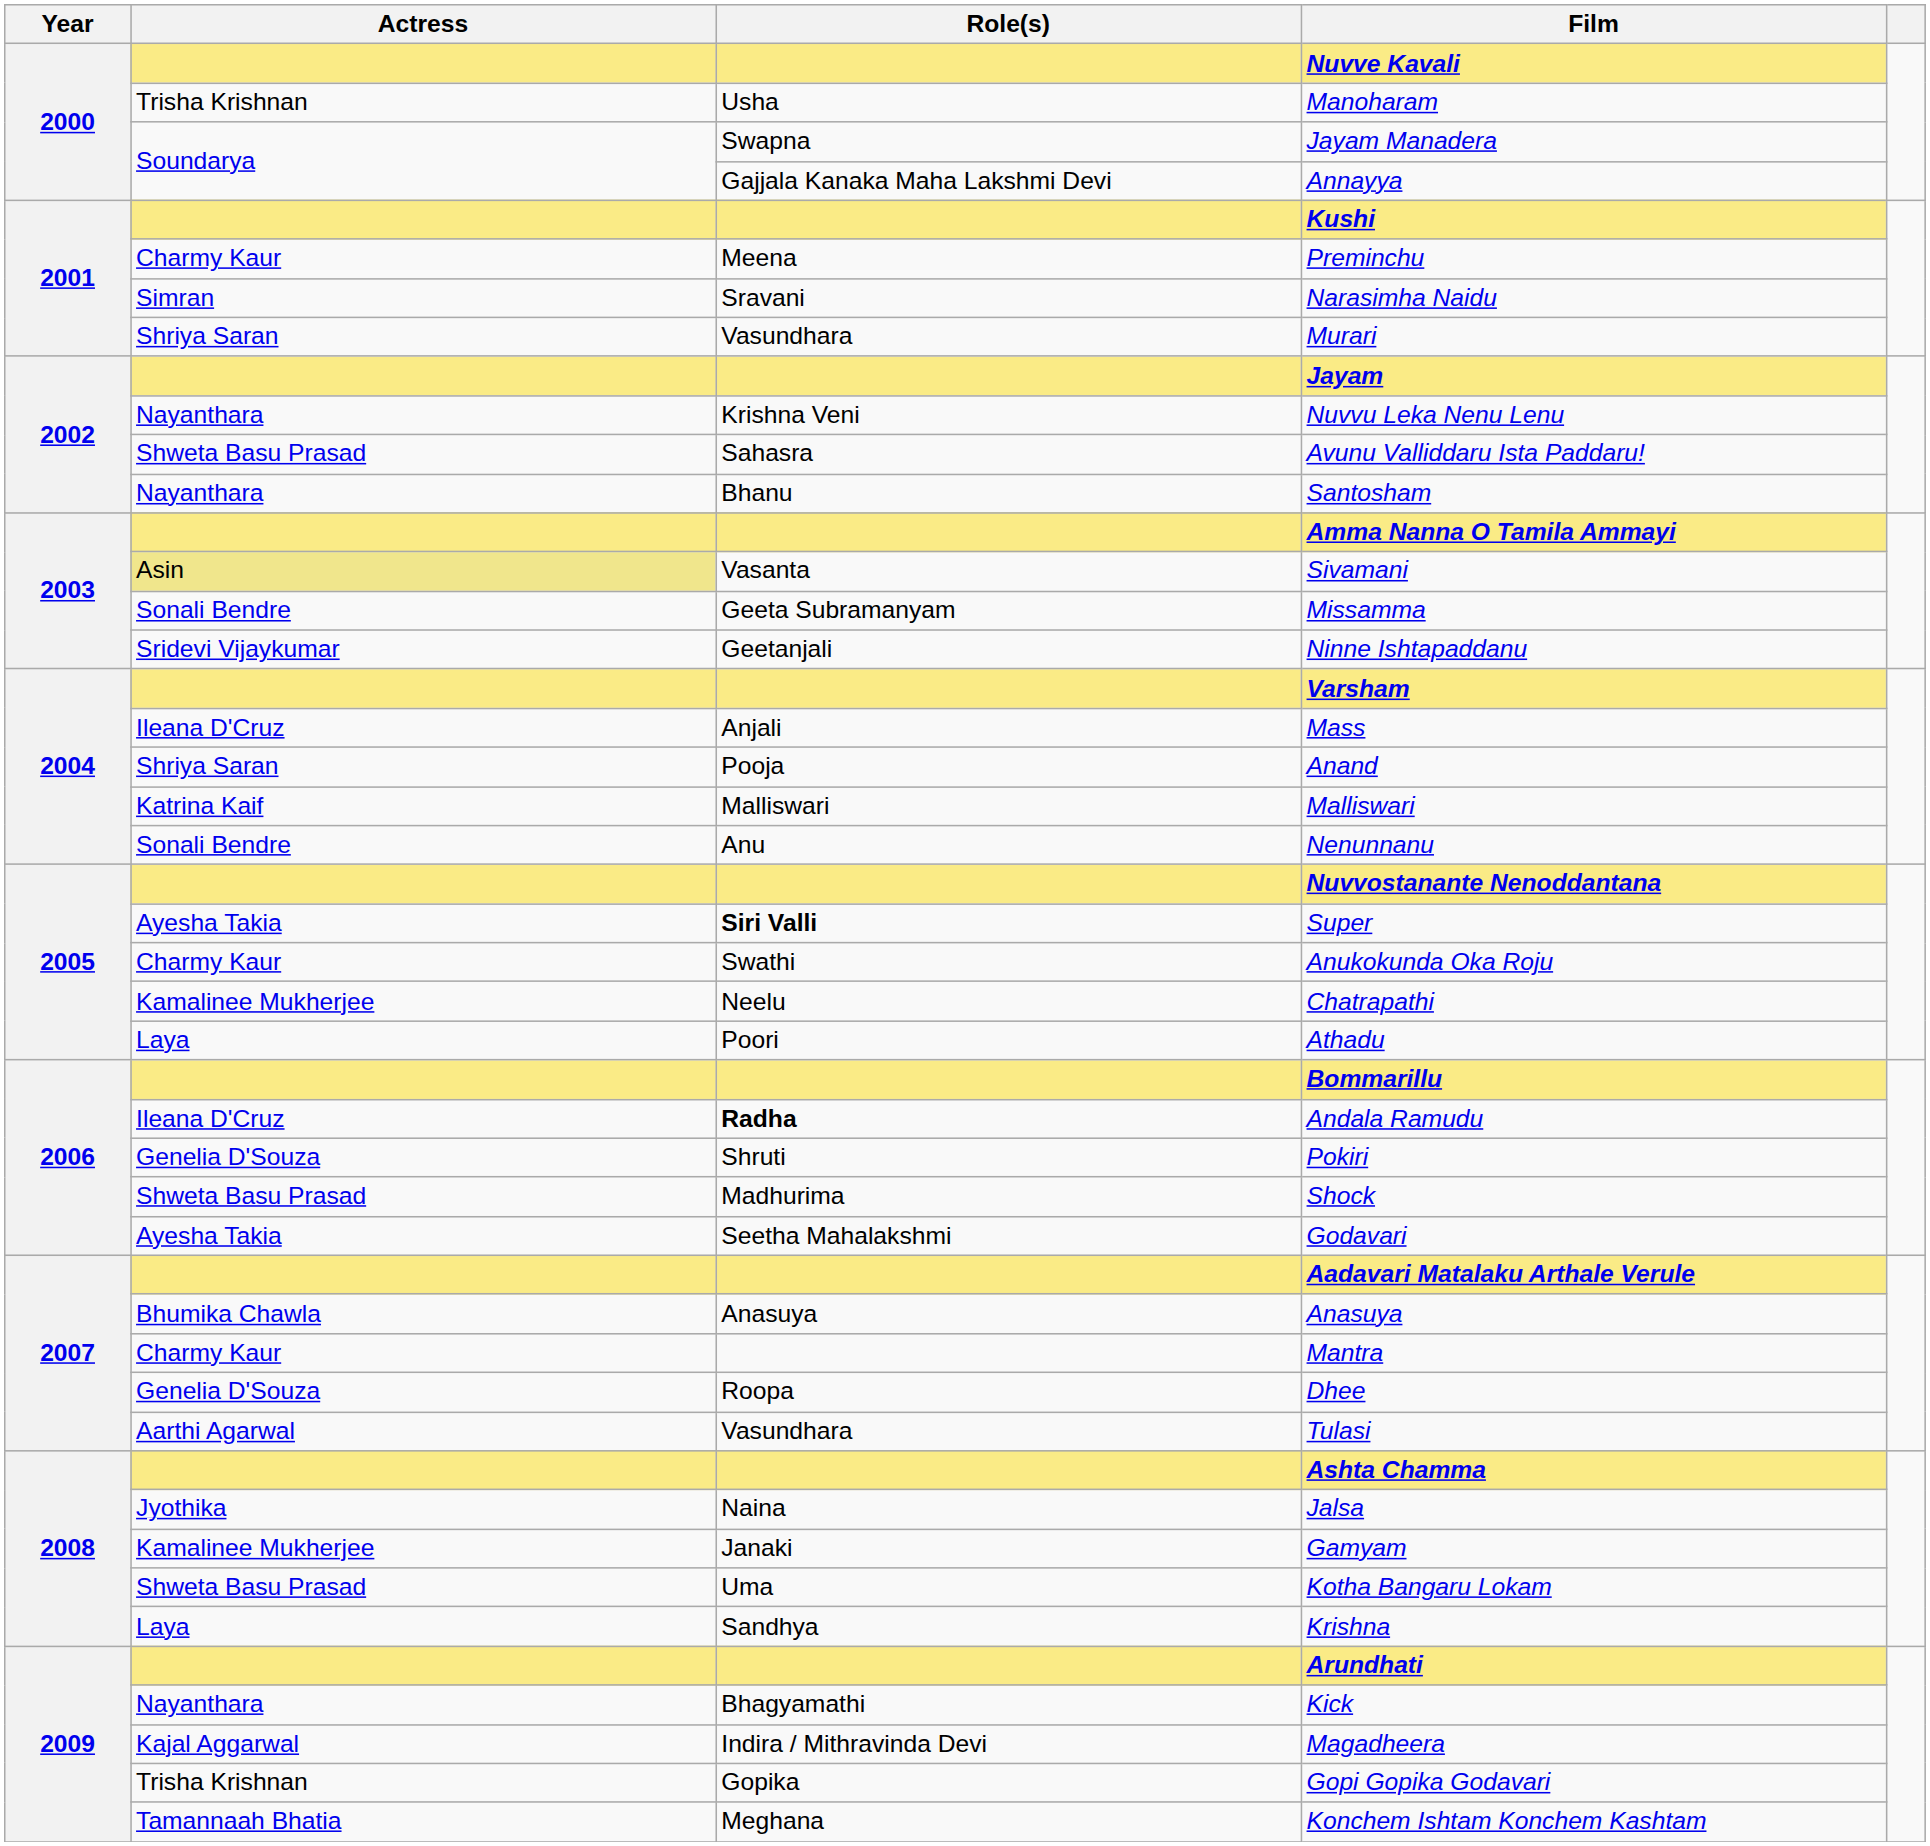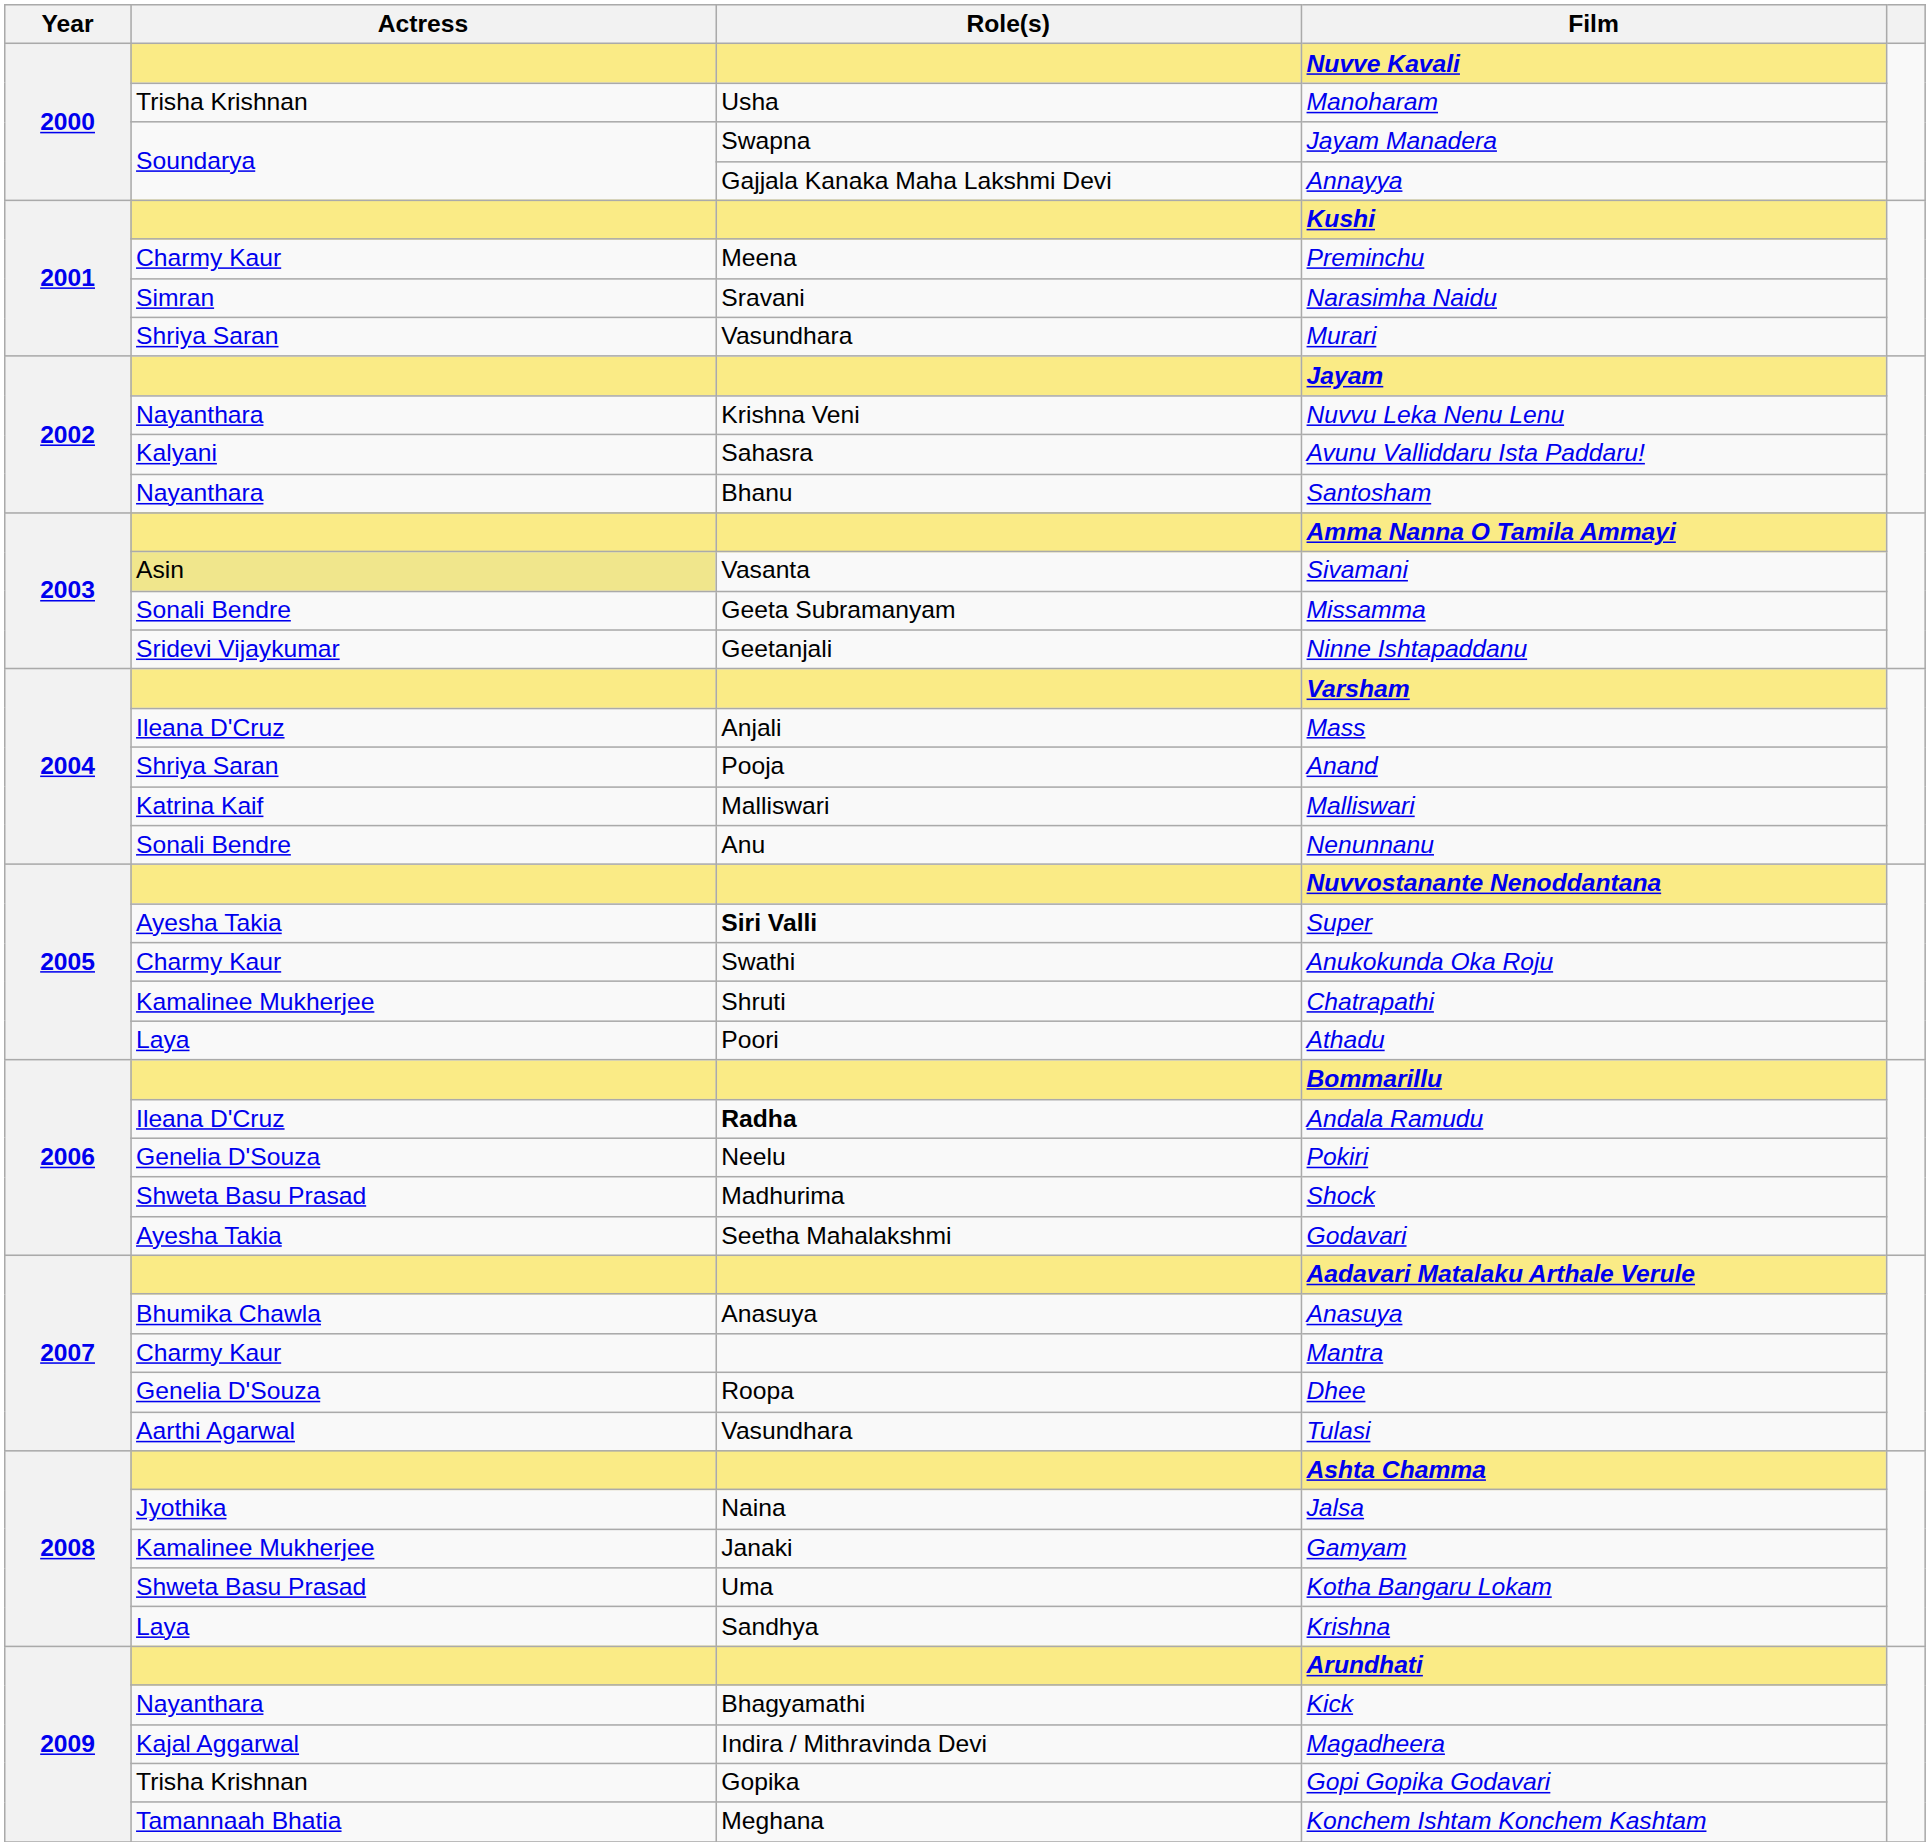(251, 453) Shweta Basu Prasad -> (176, 453) Kalyani
(753, 1000) Neelu -> (753, 1000) Shruti
(753, 1157) Shruti -> (753, 1157) Neelu
